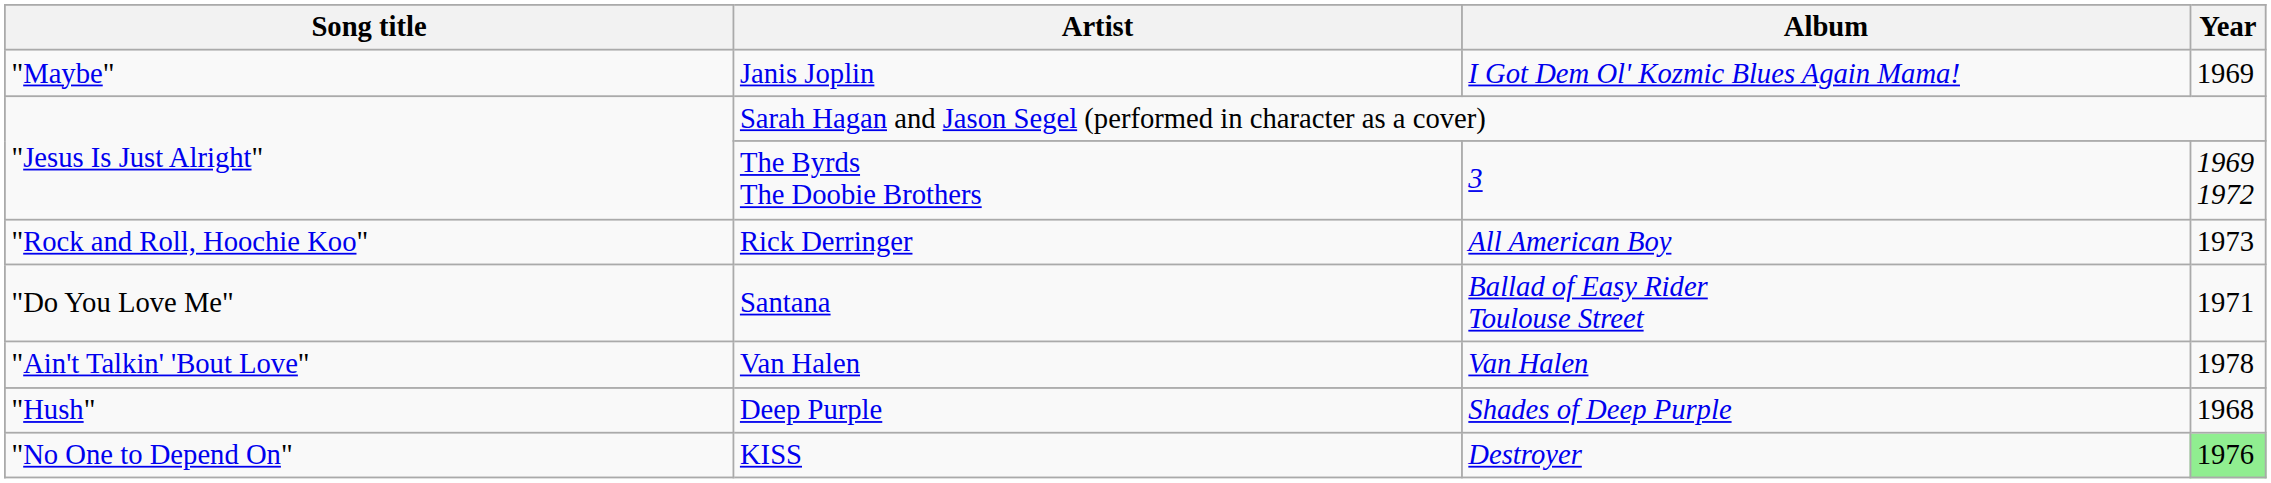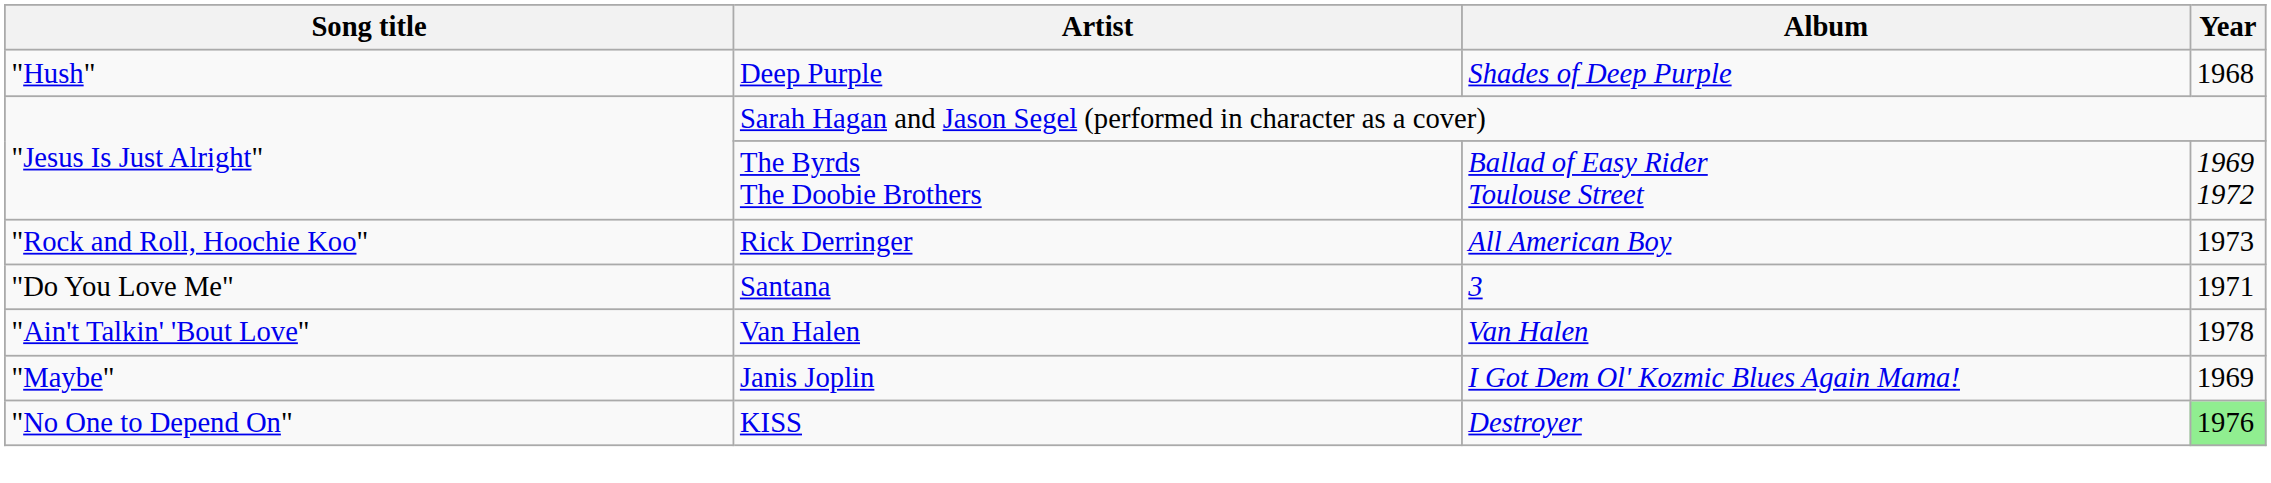rows swapped: (811, 409) <-> (807, 72)
(1475, 179) 3 -> (1588, 179) Ballad of Easy Rider Toulouse Street
(1588, 302) Ballad of Easy Rider Toulouse Street -> (1475, 286) 3
